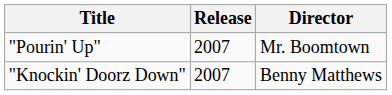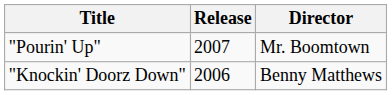(212, 75) 2007 -> (212, 75) 2006
